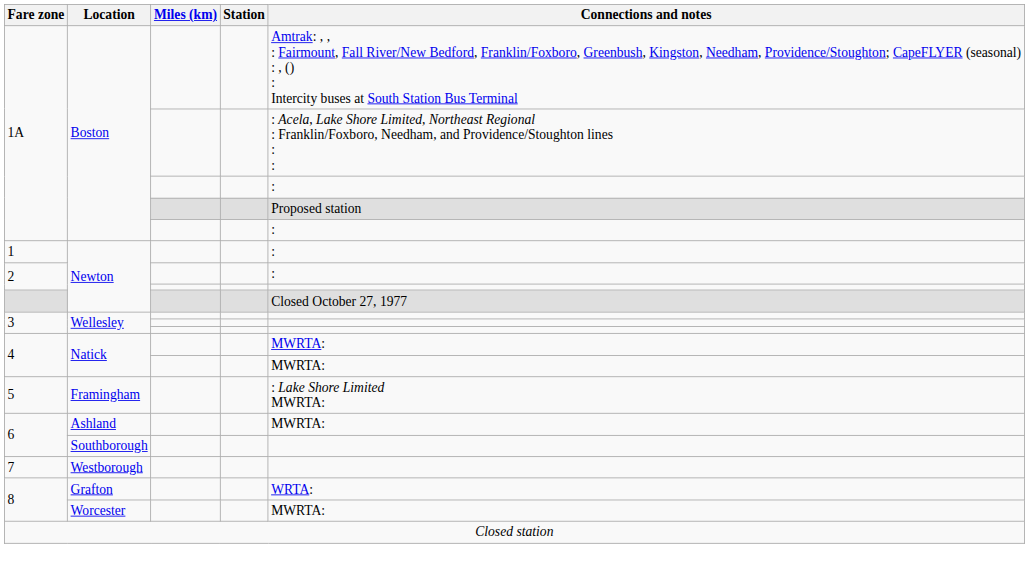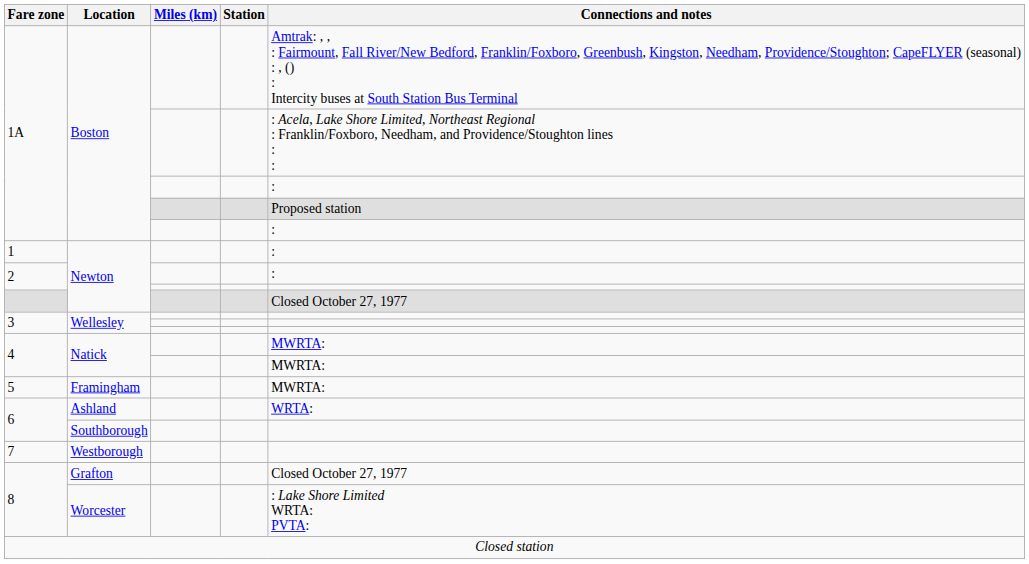(328, 395) : Lake Shore Limited MWRTA: -> (298, 387) MWRTA:
(298, 424) MWRTA: -> (292, 409) WRTA:
(292, 489) WRTA: -> (339, 473) Closed October 27, 1977
(298, 510) MWRTA: -> (328, 510) : Lake Shore Limited WRTA: PVTA:
